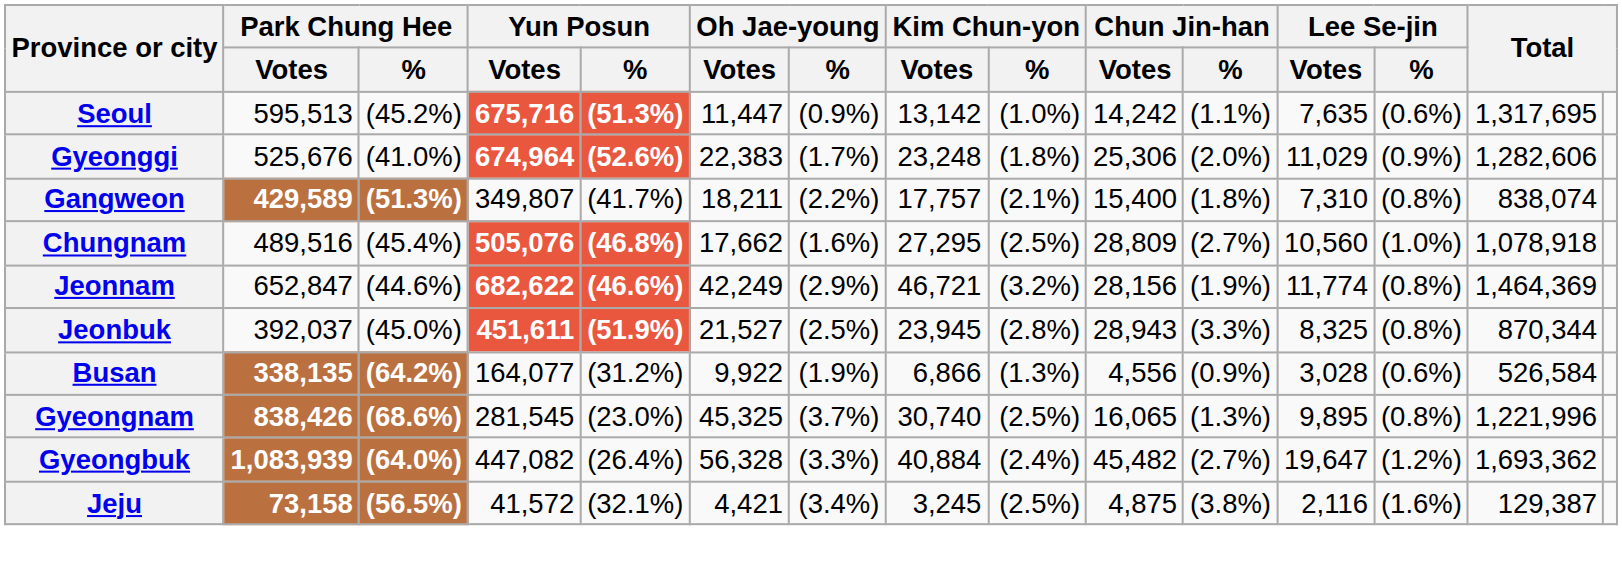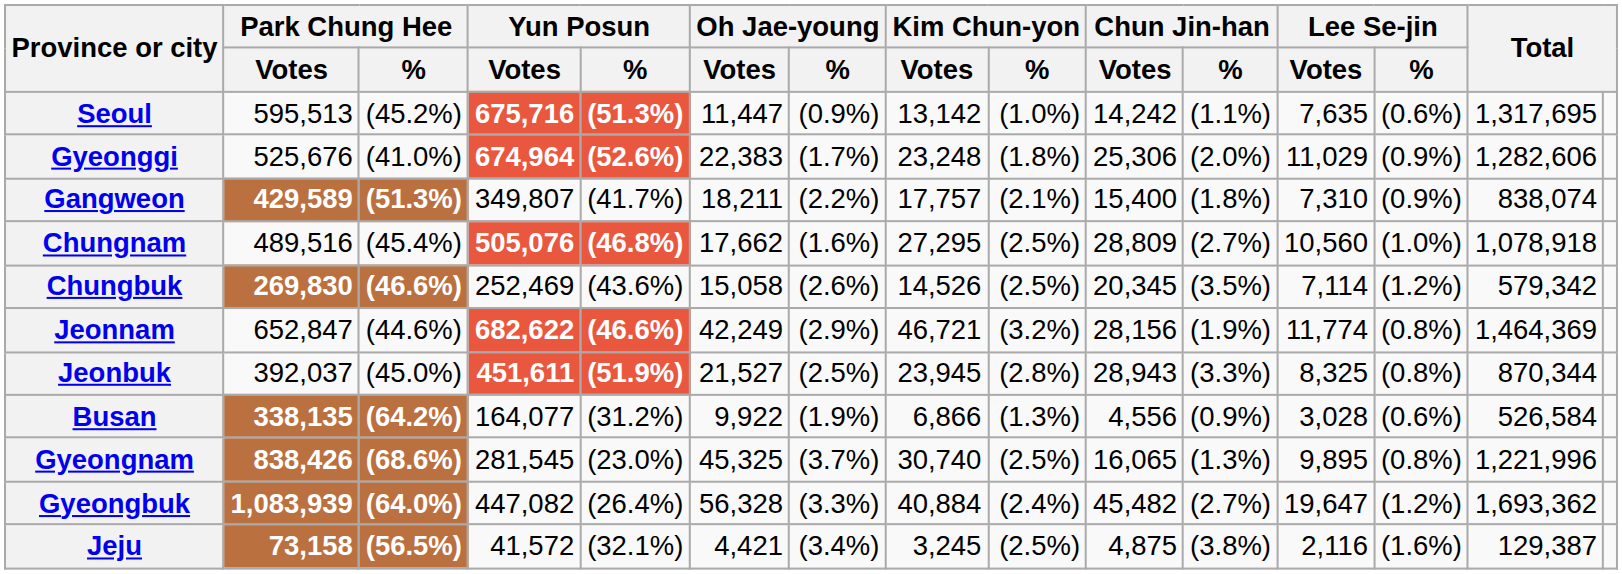(1421, 199) (0.8%) -> (1421, 199) (0.9%)
+ row: (115, 286)
